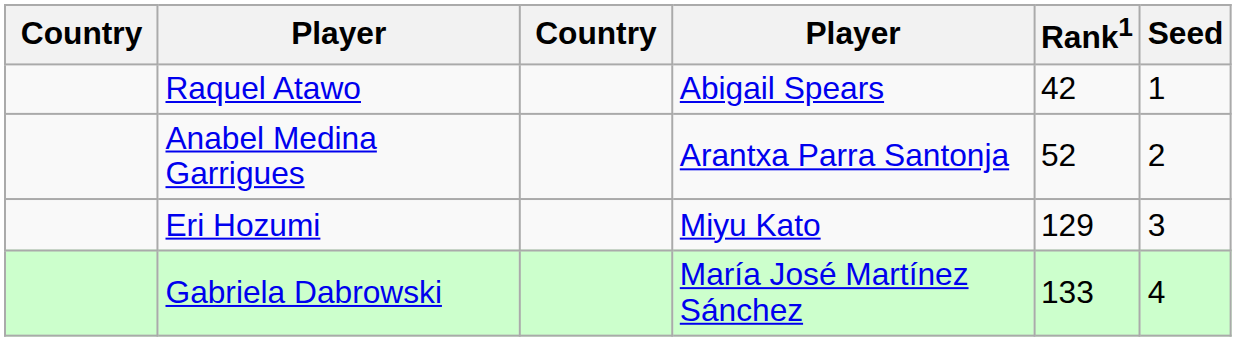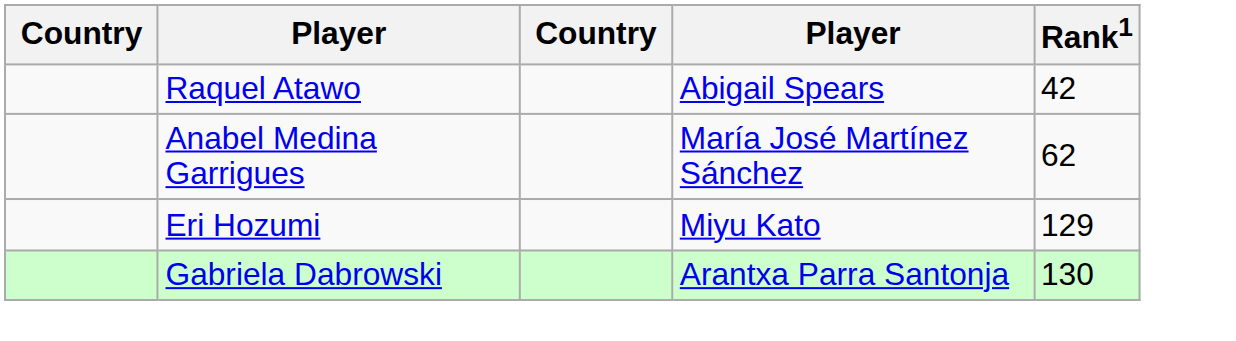- column: (1186, 33)
(844, 156) Arantxa Parra Santonja -> (824, 156) María José Martínez Sánchez
(1059, 156) 52 -> (1059, 156) 62
(824, 292) María José Martínez Sánchez -> (844, 274) Arantxa Parra Santonja
(1067, 292) 133 -> (1067, 274) 130
